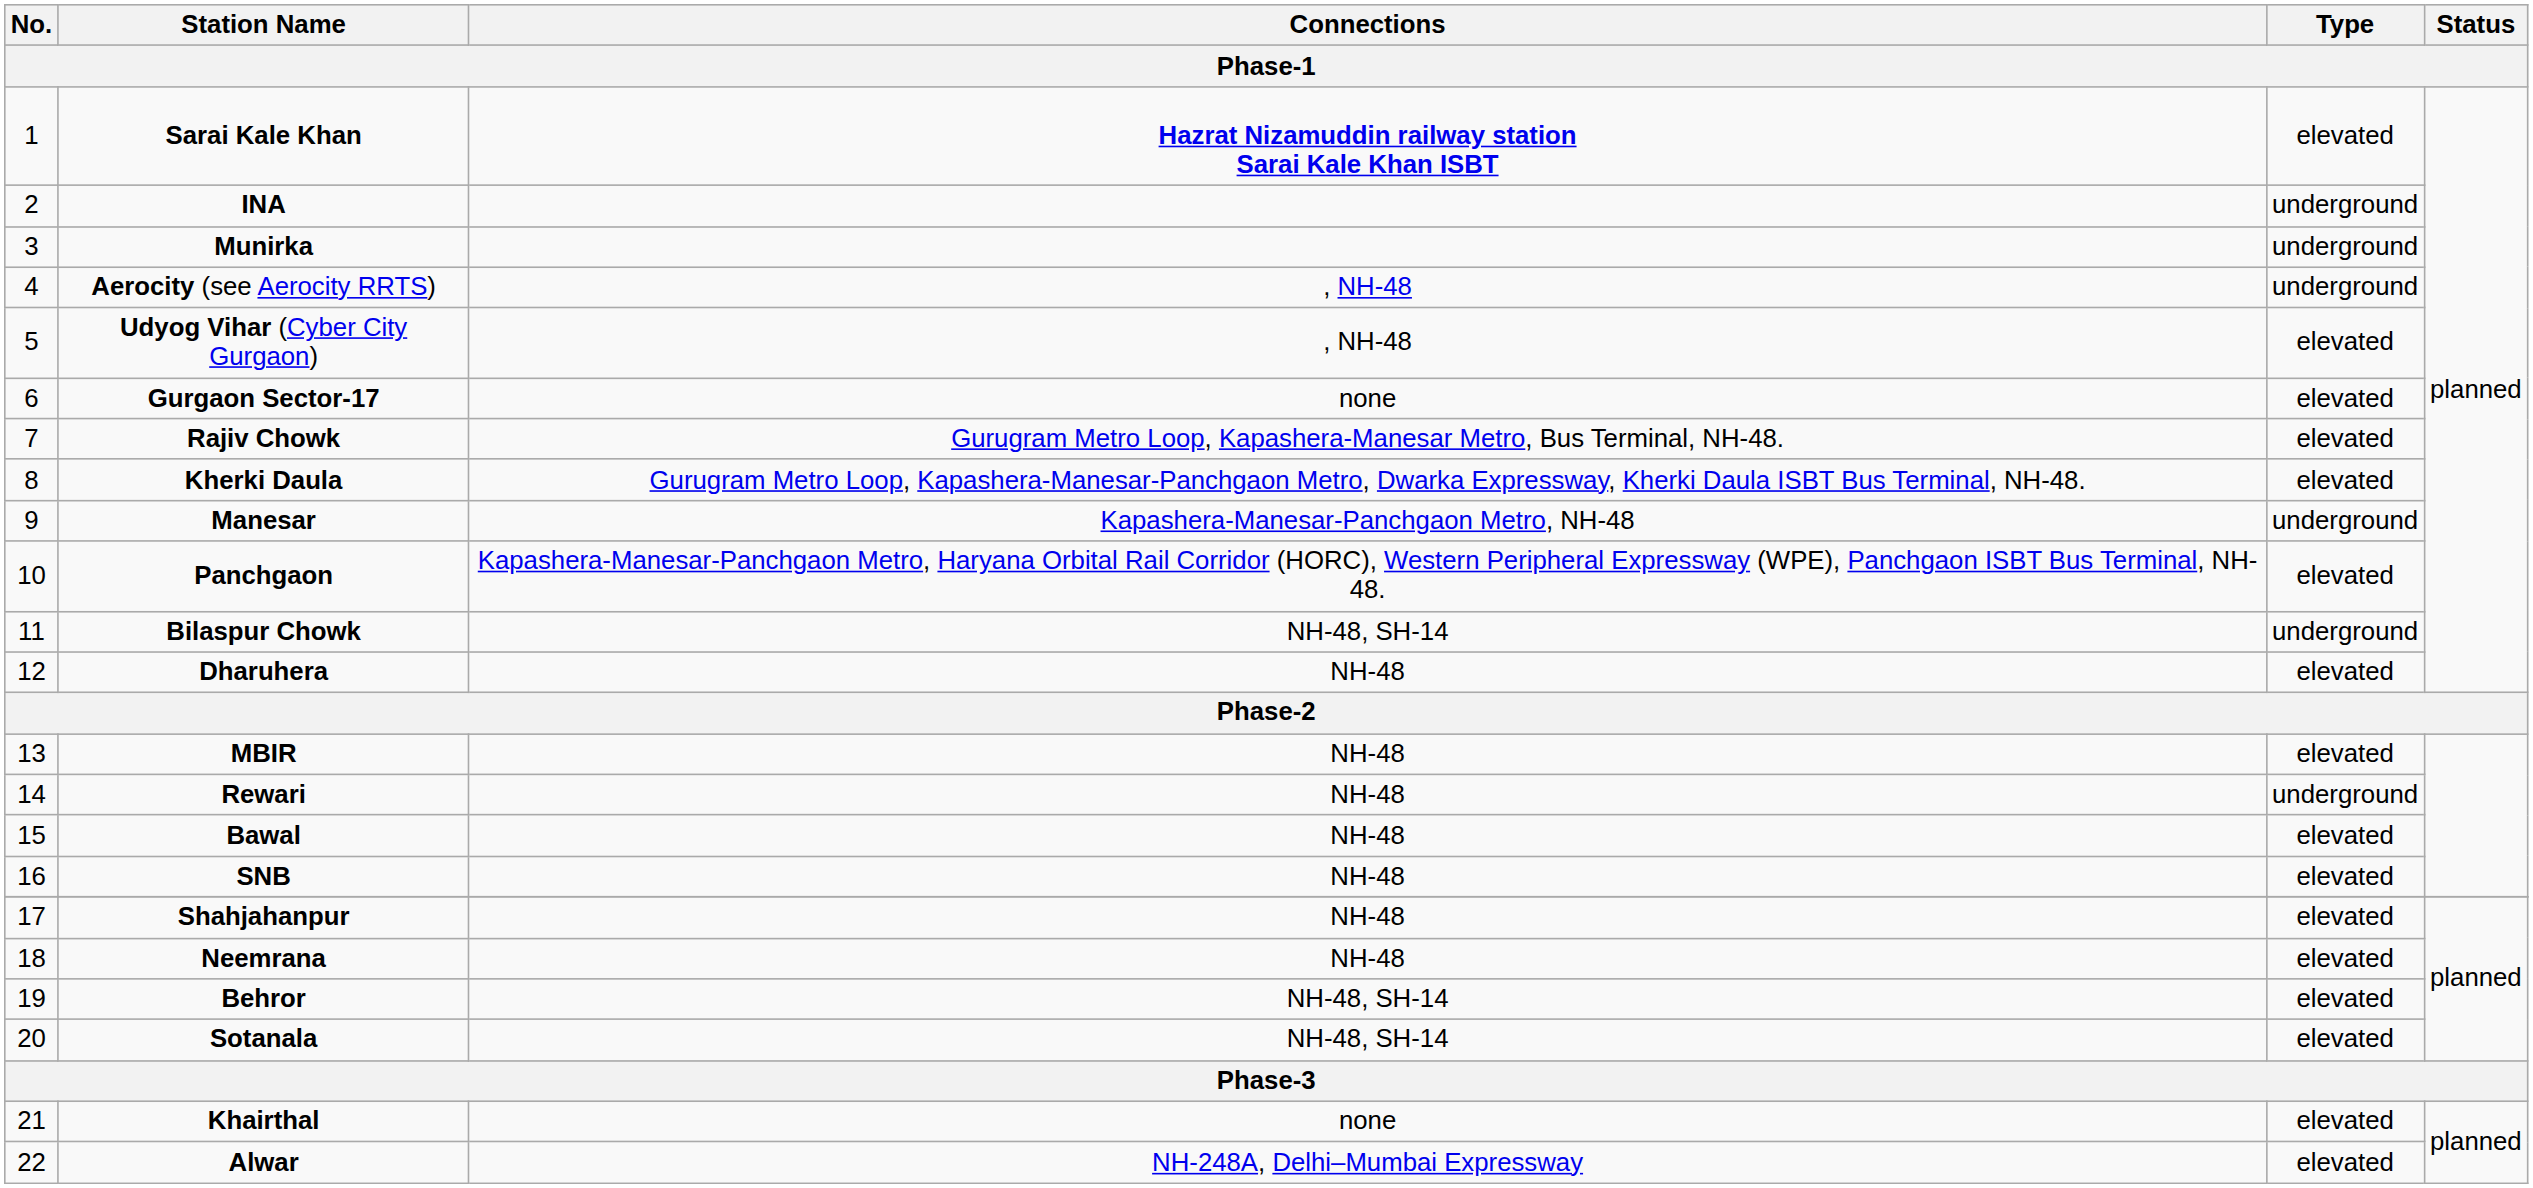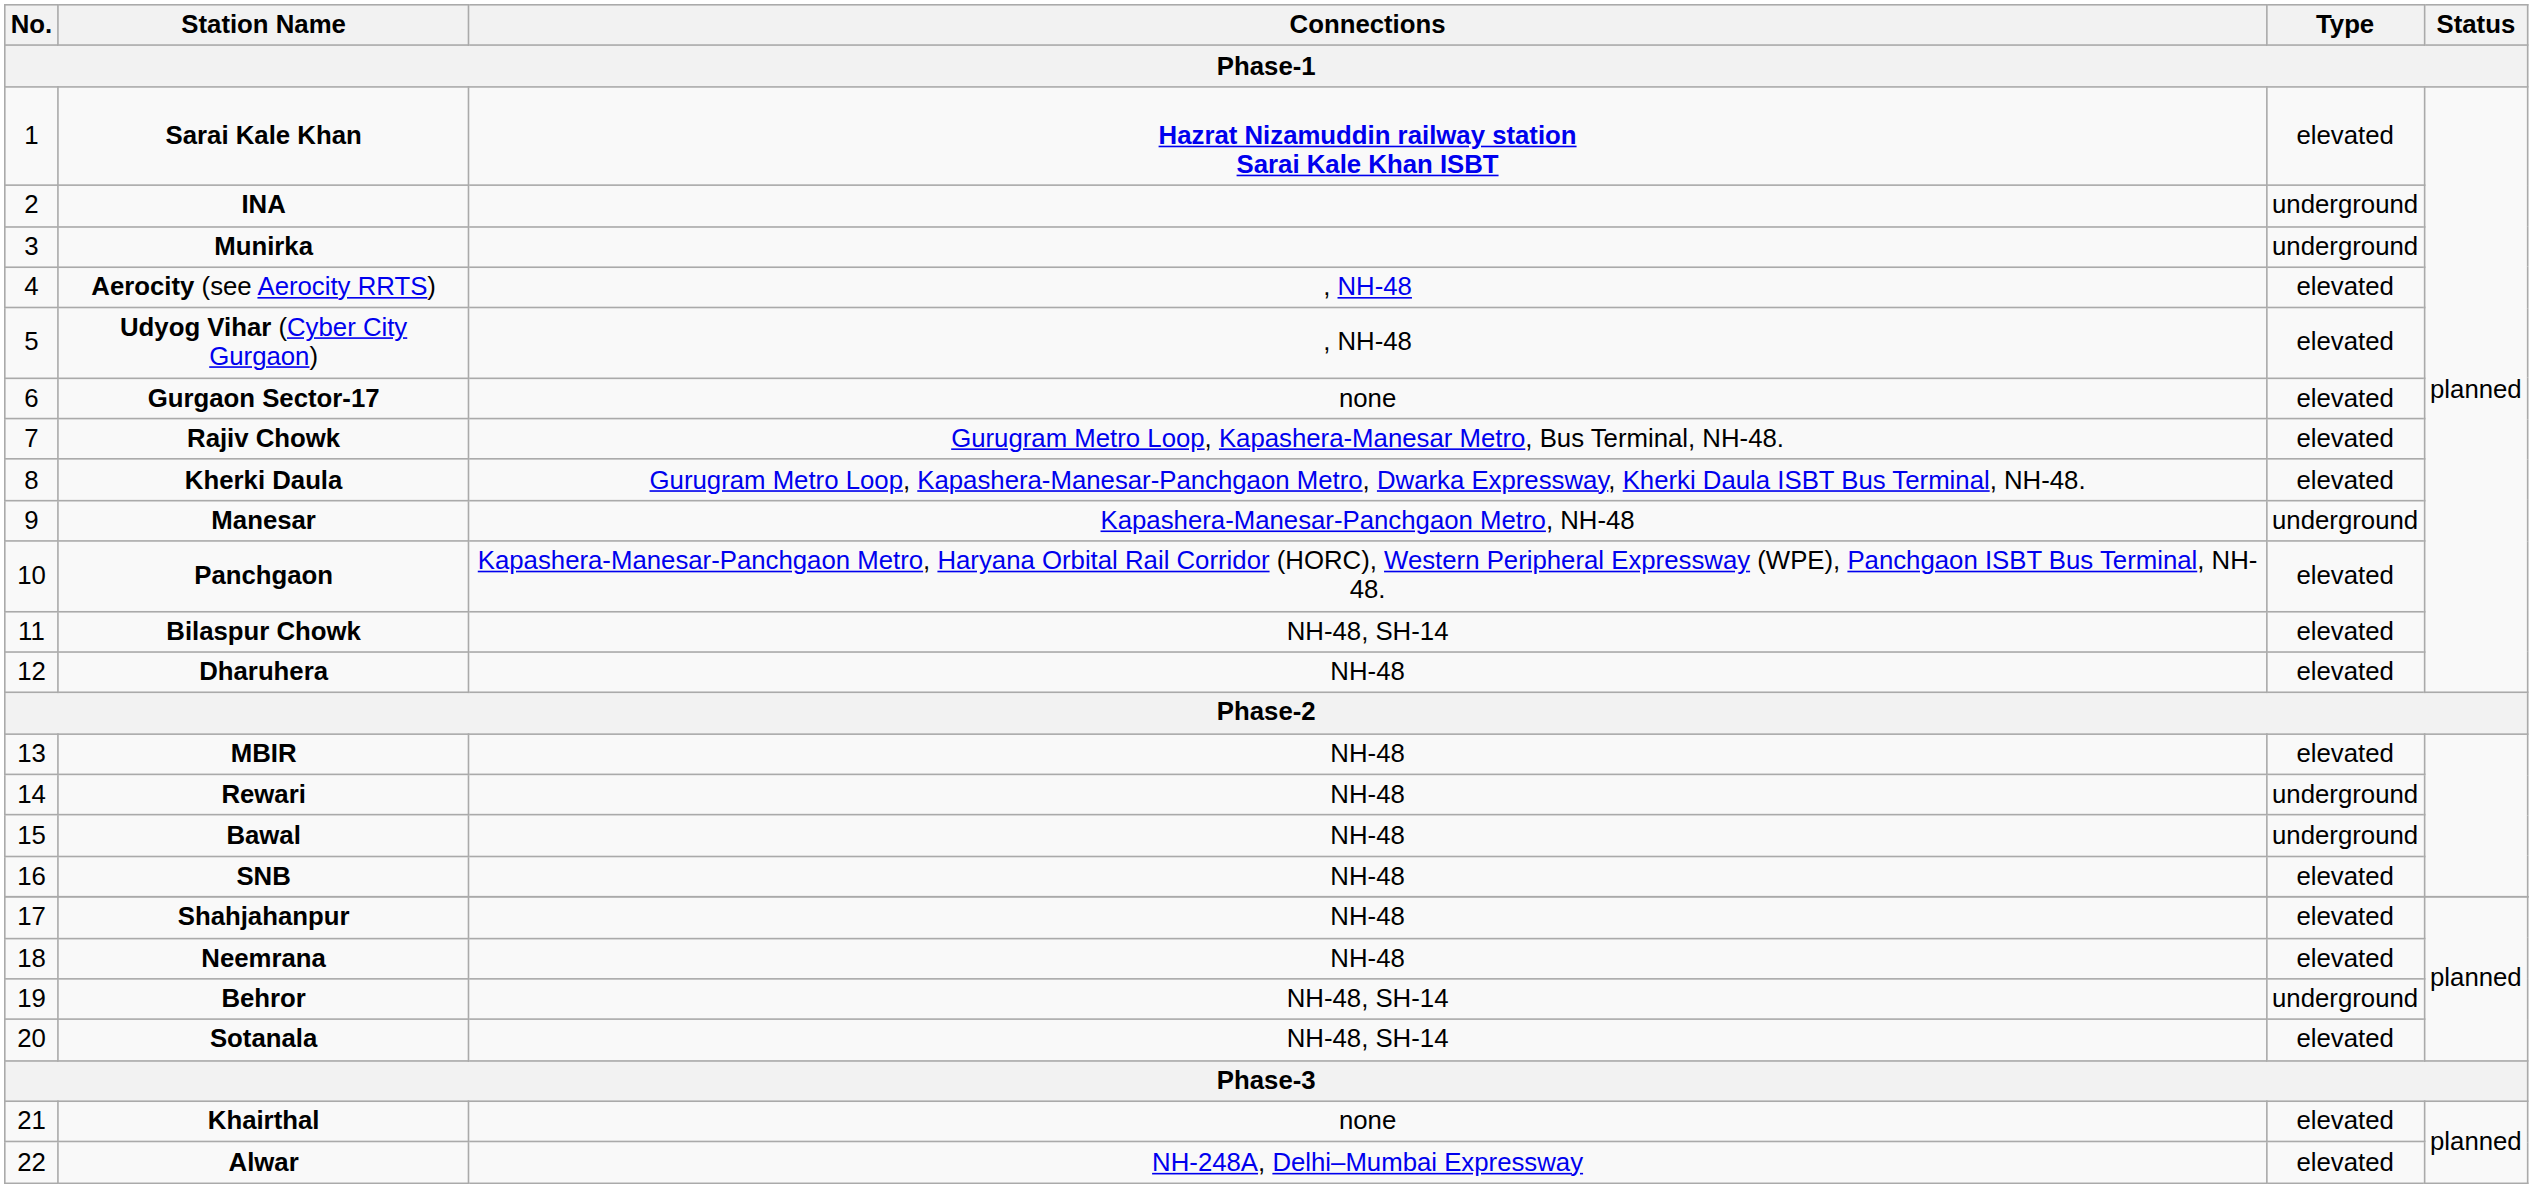(2345, 287) underground -> (2345, 287) elevated
(2345, 631) underground -> (2345, 631) elevated
(2345, 835) elevated -> (2345, 835) underground
(2345, 998) elevated -> (2345, 998) underground
